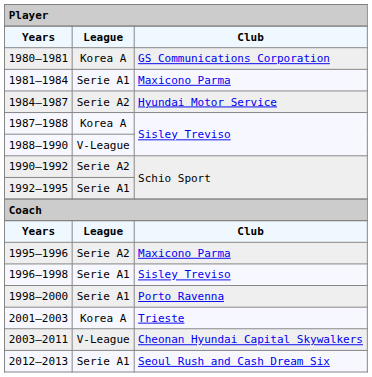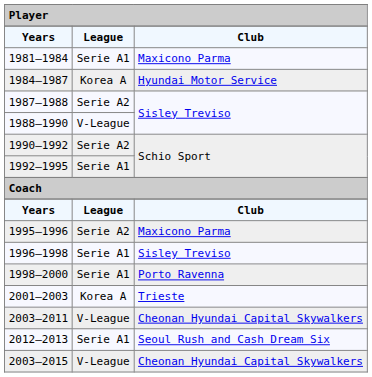- row: (38, 59)
(103, 102) Serie A2 -> (103, 80) Korea A
(103, 123) Korea A -> (103, 102) Serie A2
+ row: (38, 361)
